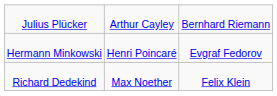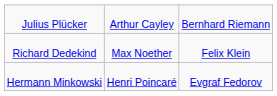rows swapped: (54, 82) <-> (54, 53)
